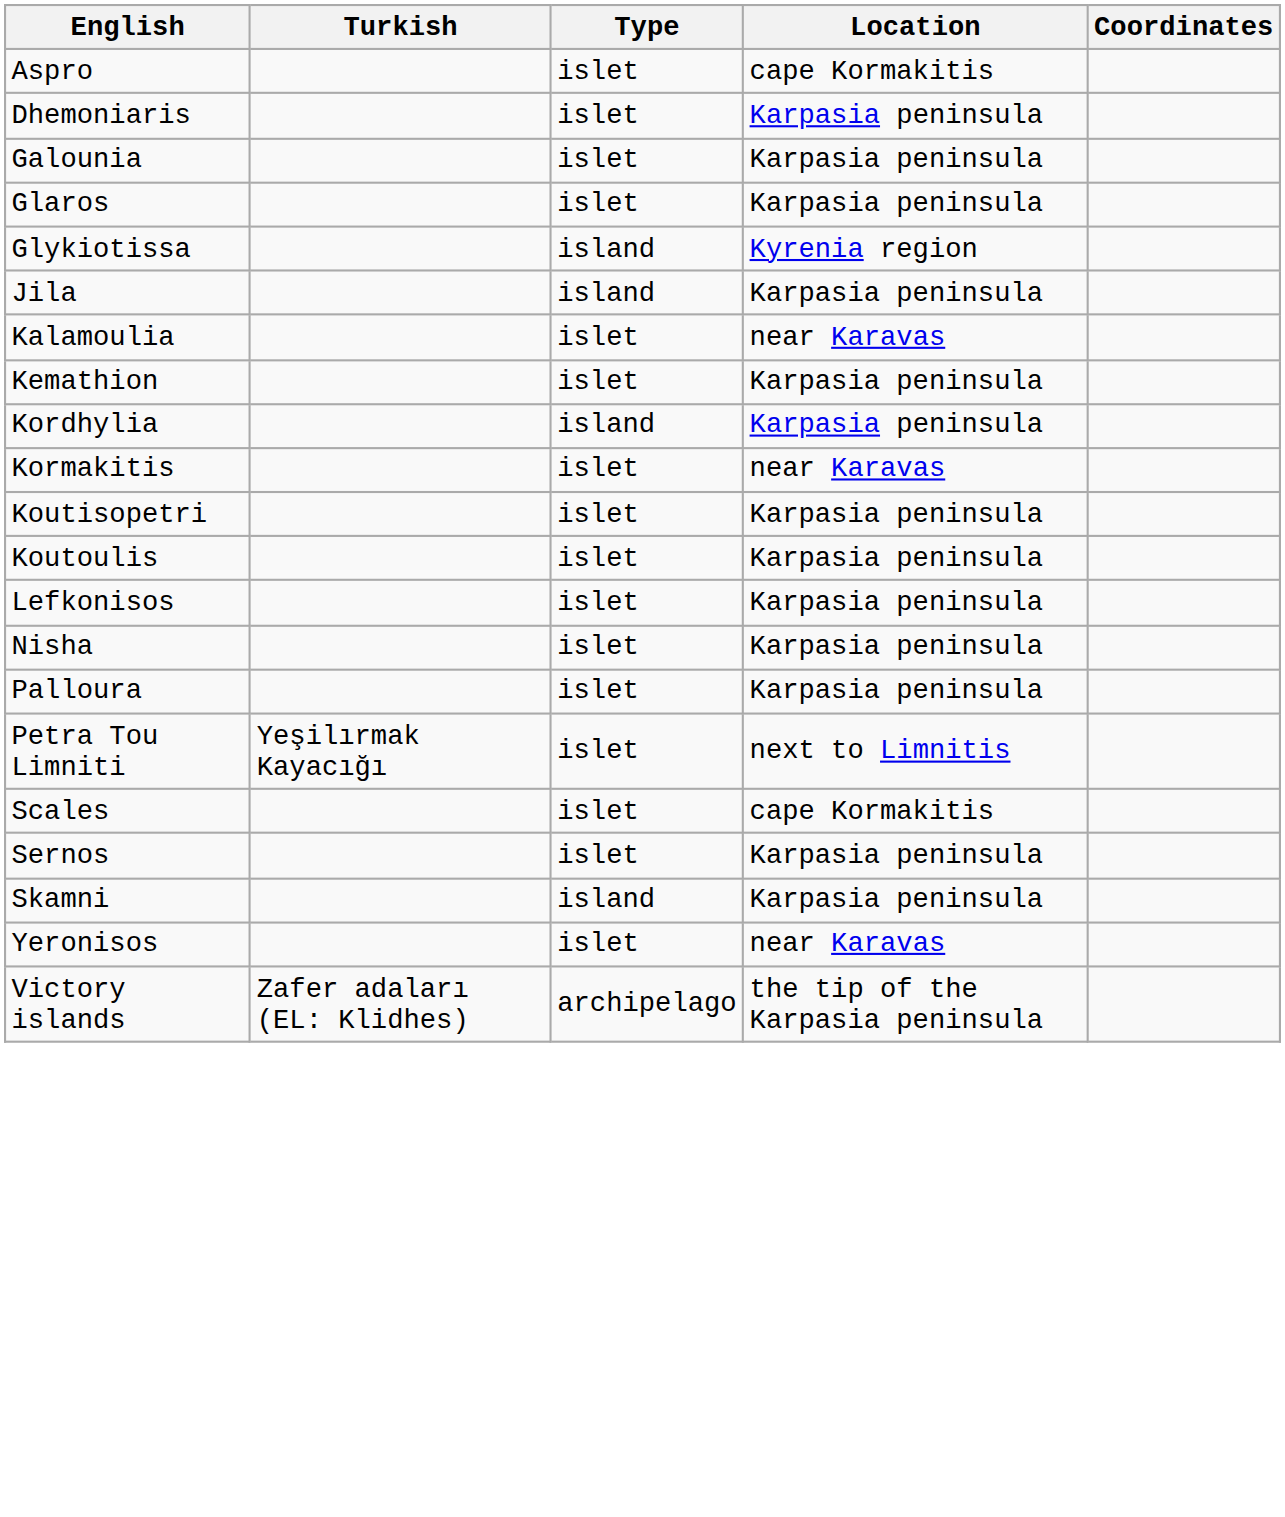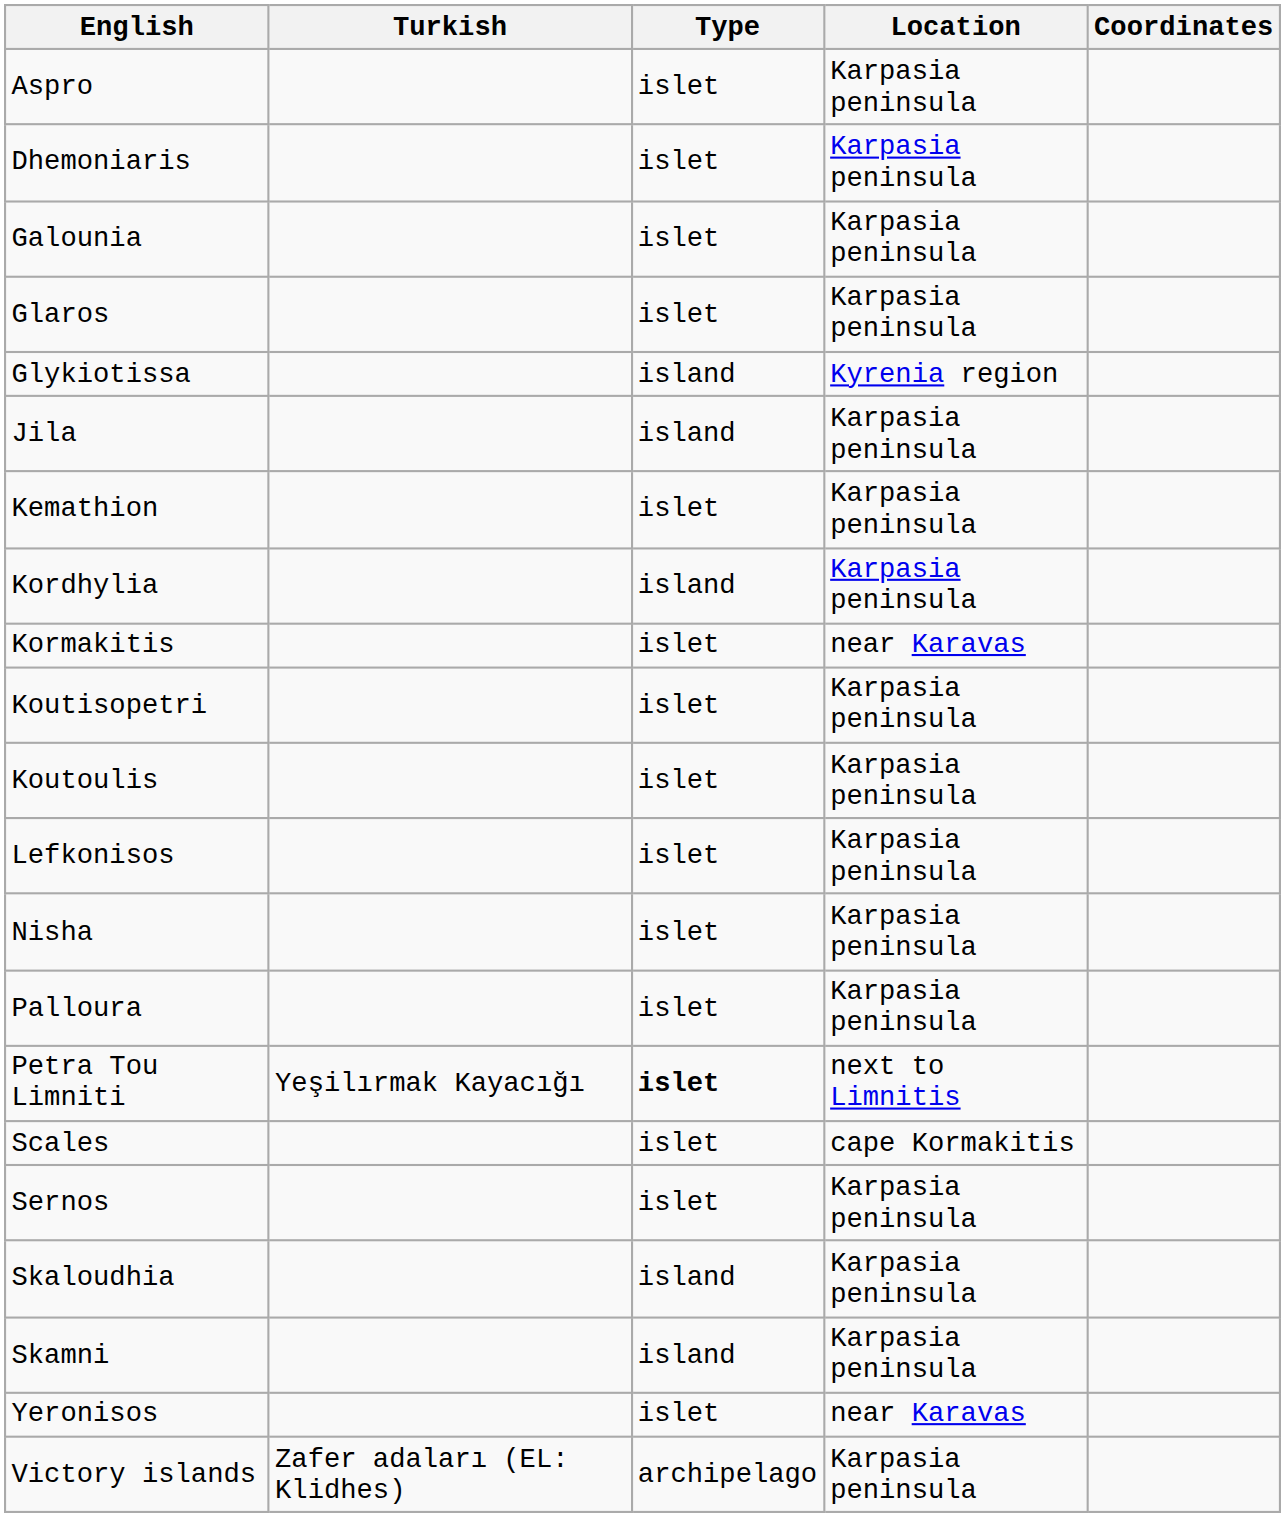(872, 71) cape Kormakitis -> (904, 87) Karpasia peninsula
- row: (93, 337)
(598, 751) normal -> (679, 1083) bold
+ row: (93, 1279)
(896, 1004) the tip of the Karpasia peninsula -> (904, 1474) Karpasia peninsula
